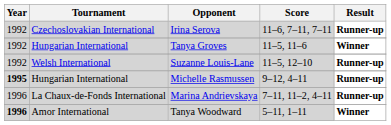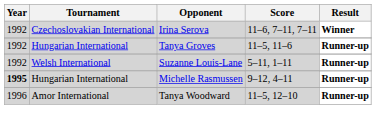(360, 29) Runner-up -> (338, 29) Winner
(353, 46) Winner -> (345, 46) Runner-up
(287, 63) 11–5, 12–10 -> (270, 63) 5–11, 1–11
- row: (214, 96)
(17, 112) bold -> (17, 96) normal
(285, 112) 5–11, 1–11 -> (272, 96) 11–5, 12–10
(353, 112) Winner -> (345, 96) Runner-up
